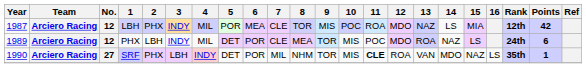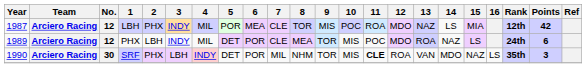(109, 55) 27 -> (109, 55) 30
(546, 55) 1 -> (546, 55) 3
